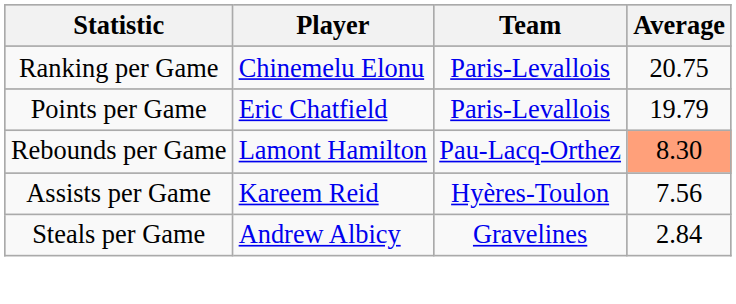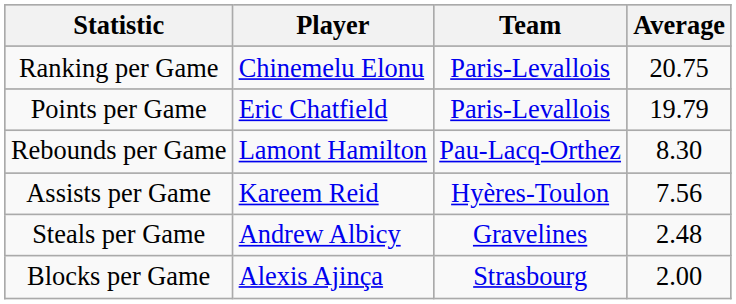(679, 151) lightsalmon background -> (679, 151) no background
(679, 234) 2.84 -> (679, 234) 2.48
+ row: (119, 276)
